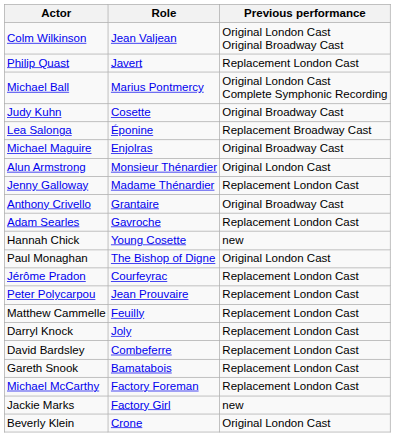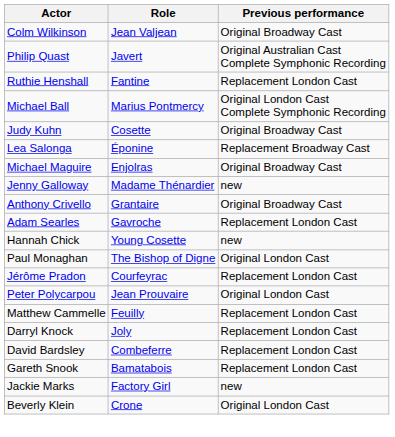(283, 38) Original London Cast Original Broadway Cast -> (281, 31) Original Broadway Cast
(291, 63) Replacement London Cast -> (303, 56) Original Australian Cast Complete Symphonic Recording
+ row: (48, 81)
- row: (46, 167)
(291, 185) Replacement London Cast -> (231, 185) new
(291, 295) Replacement London Cast -> (275, 295) Original London Cast
- row: (53, 386)
